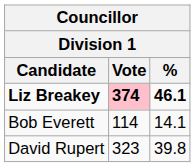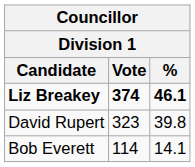(126, 96) pink background -> (126, 96) no background
rows swapped: (56, 148) <-> (51, 122)
